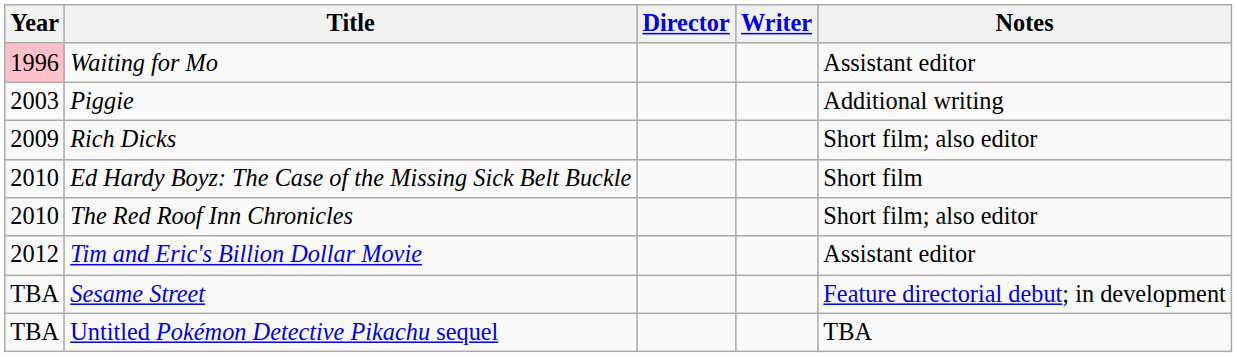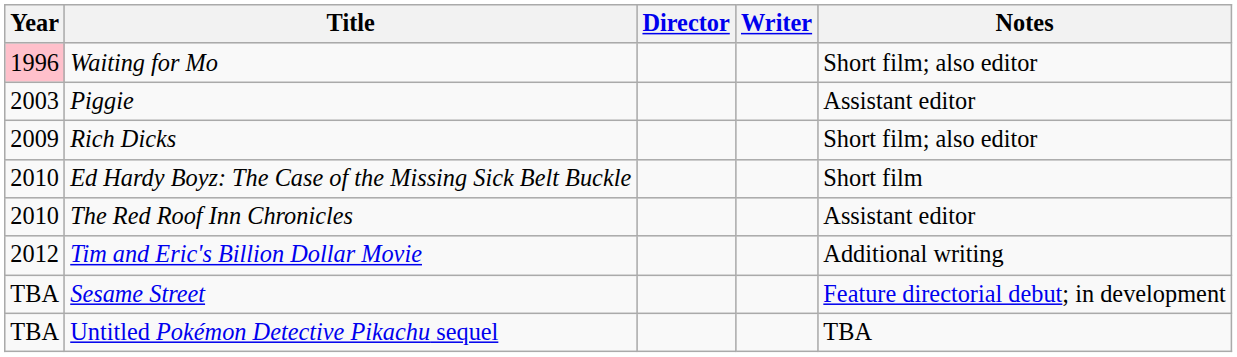(899, 62) Assistant editor -> (930, 62) Short film; also editor
(914, 100) Additional writing -> (899, 100) Assistant editor
(930, 216) Short film; also editor -> (899, 216) Assistant editor
(899, 255) Assistant editor -> (914, 255) Additional writing
